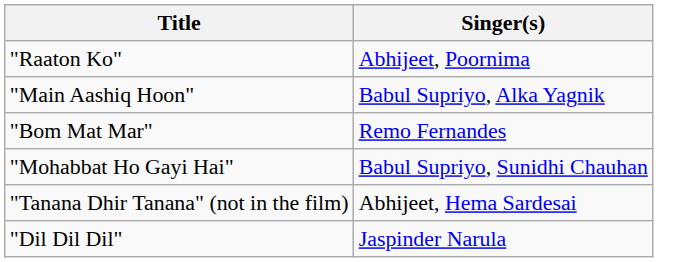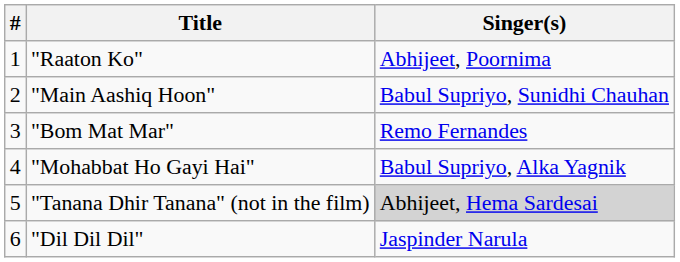+ column: (15, 22)
(482, 94) Babul Supriyo, Alka Yagnik -> (524, 94) Babul Supriyo, Sunidhi Chauhan
(503, 167) Babul Supriyo, Sunidhi Chauhan -> (503, 167) Babul Supriyo, Alka Yagnik
(468, 203) no background -> (489, 203) lightgrey background
